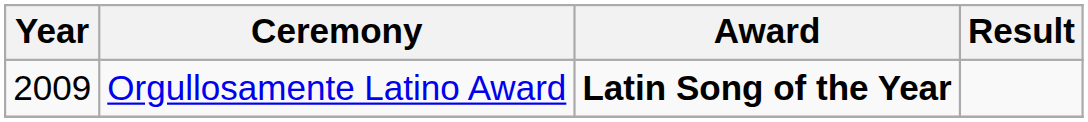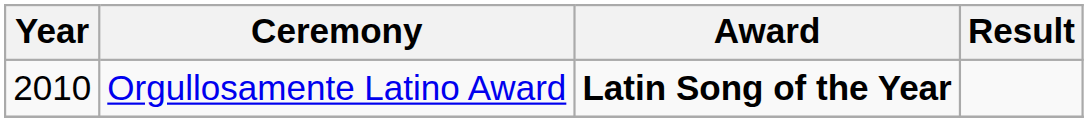(52, 87) 2009 -> (52, 87) 2010
